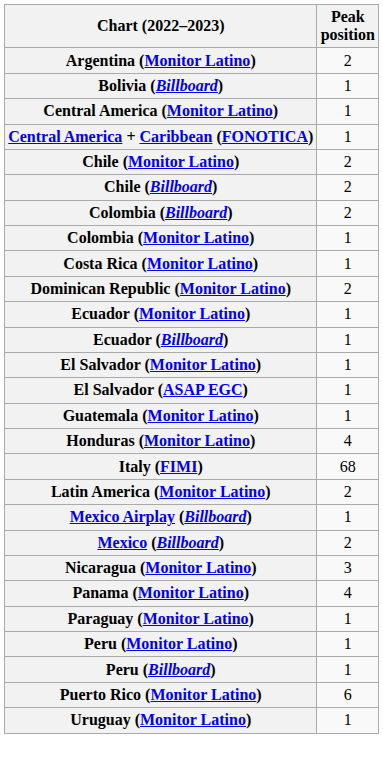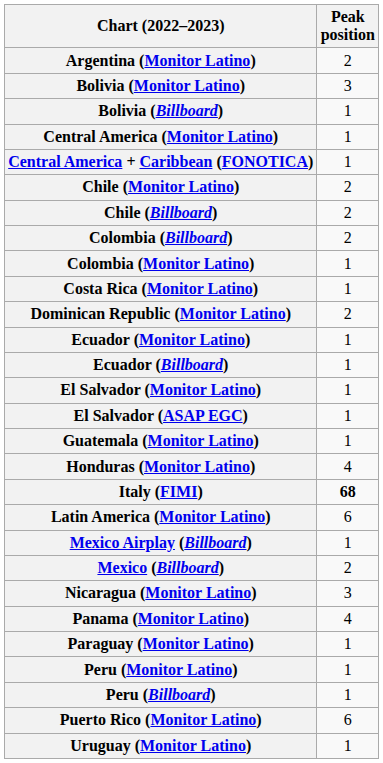+ row: (161, 85)
(348, 466) normal -> (348, 491) bold
(348, 491) 2 -> (348, 517) 6
